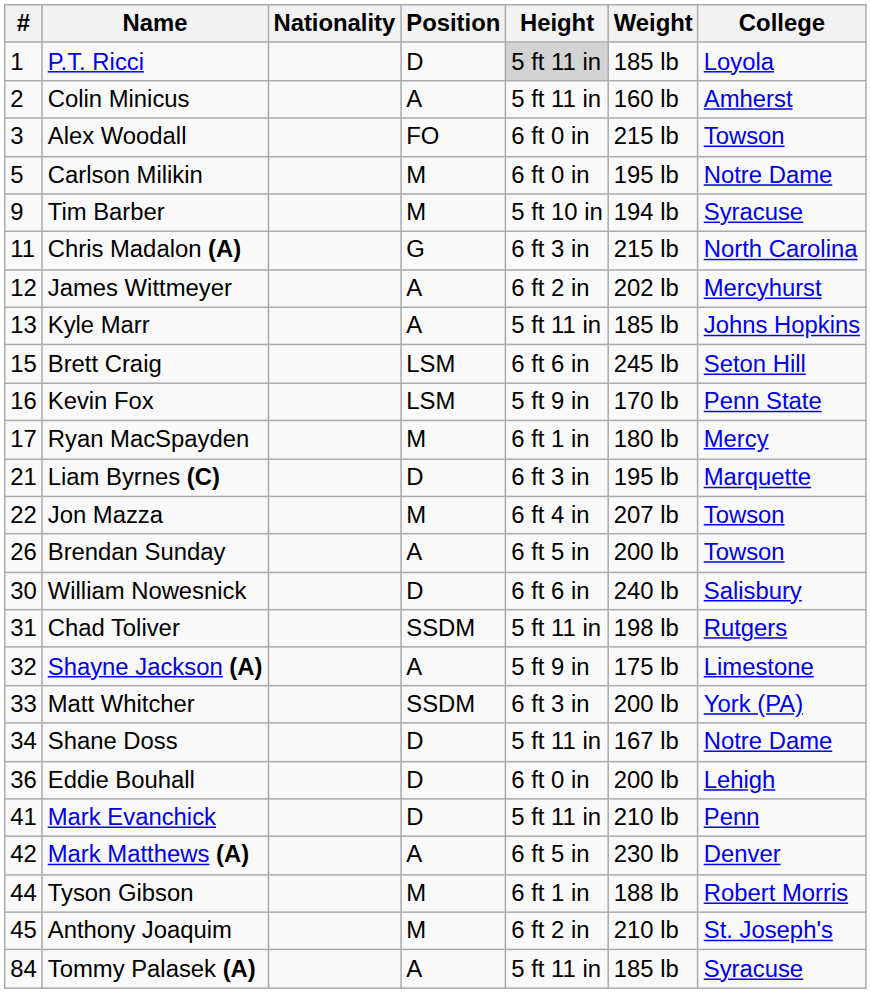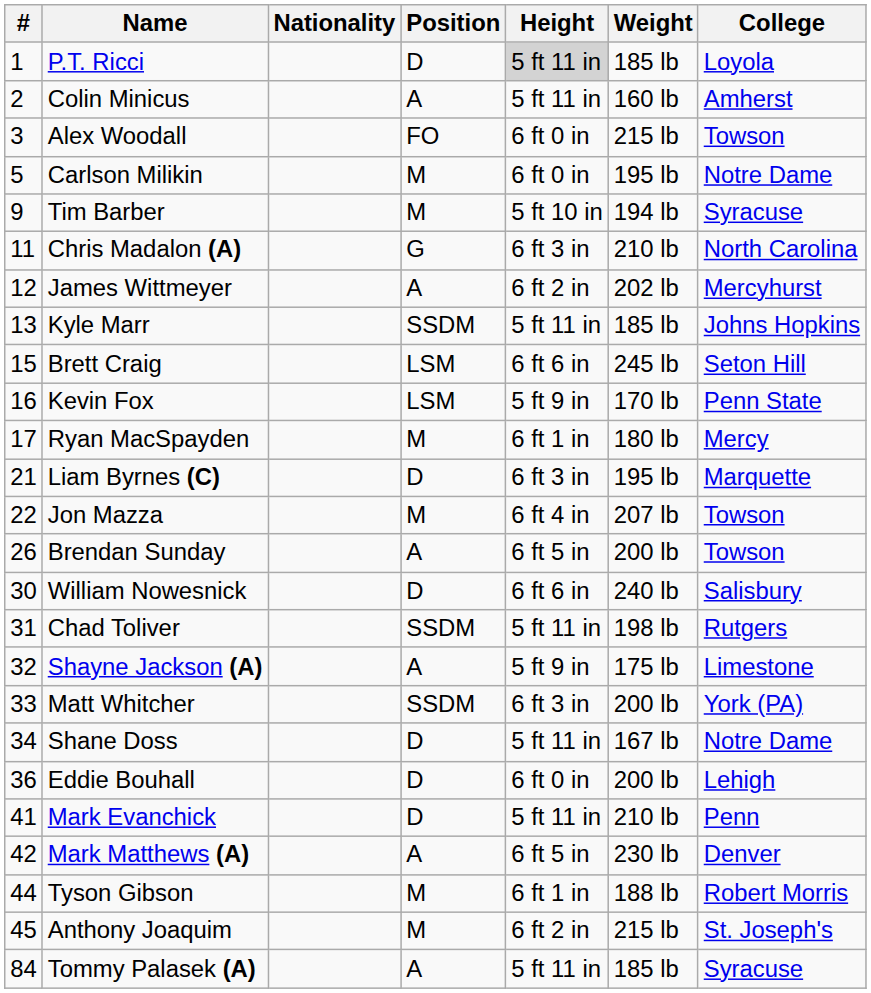(646, 250) 215 lb -> (646, 250) 210 lb
(414, 325) A -> (441, 325) SSDM
(646, 930) 210 lb -> (646, 930) 215 lb
